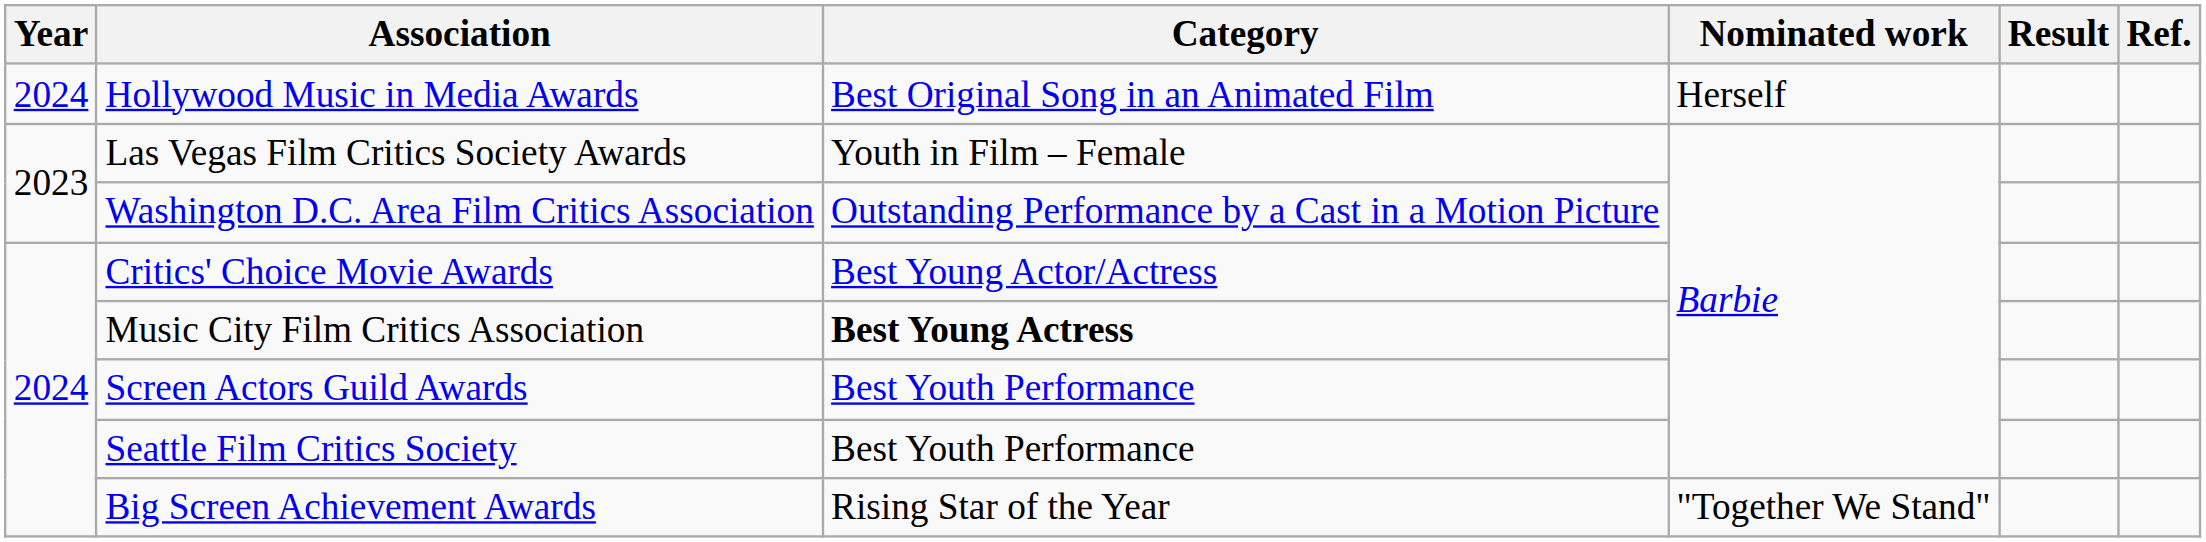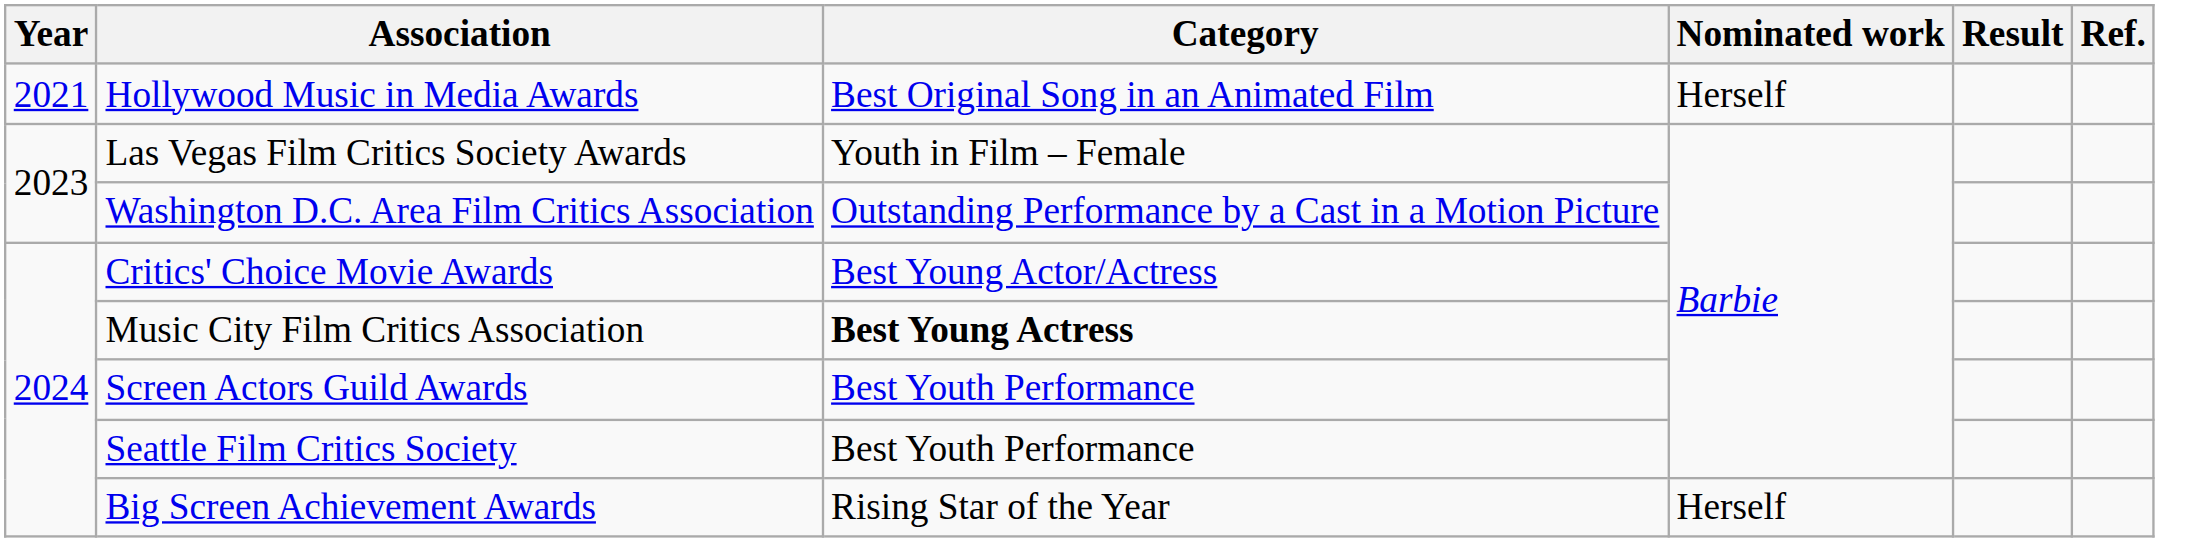(51, 93) 2024 -> (51, 93) 2021
(1834, 507) "Together We Stand" -> (1731, 507) Herself
